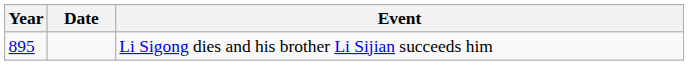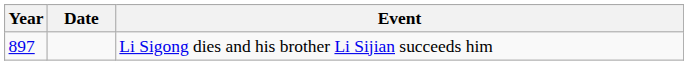(22, 45) 895 -> (22, 45) 897
